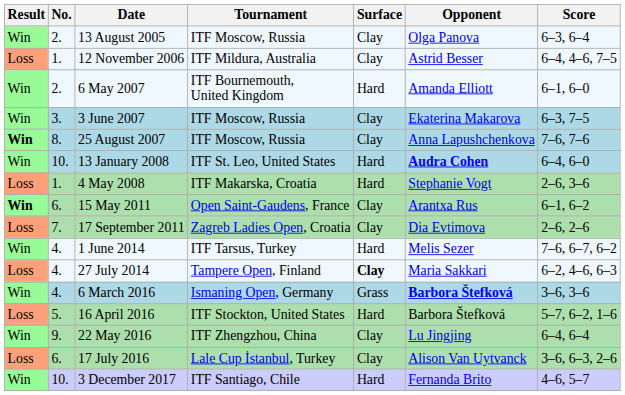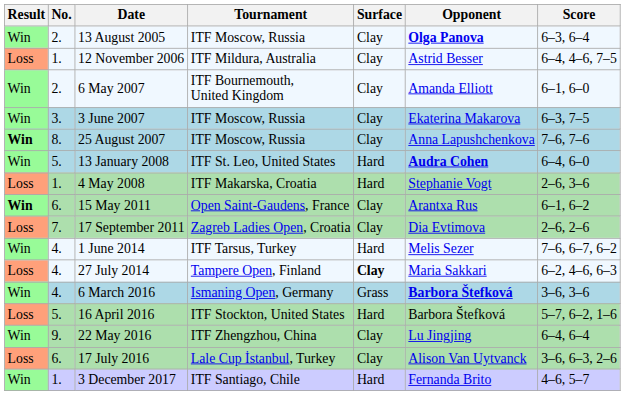(444, 37) normal -> (446, 37) bold
(371, 88) Hard -> (370, 88) Clay
(60, 161) 10. -> (57, 161) 5.
(60, 380) 10. -> (57, 380) 1.
